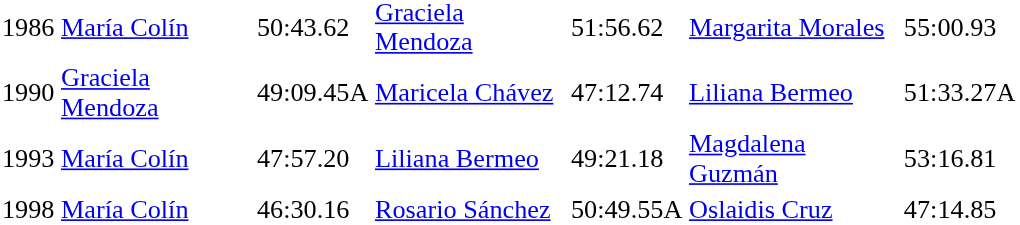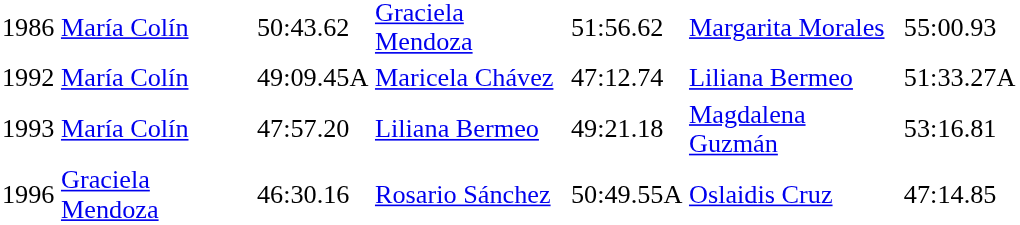(28, 92) 1990 -> (28, 77) 1992
(110, 92) Graciela Mendoza -> (125, 77) María Colín
(28, 209) 1998 -> (28, 194) 1996
(125, 209) María Colín -> (110, 194) Graciela Mendoza
